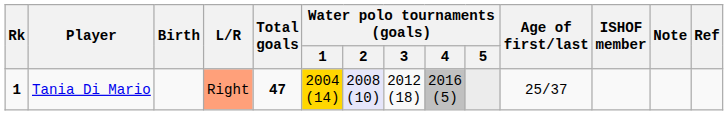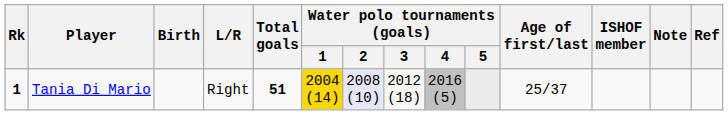(228, 89) lightsalmon background -> (228, 89) no background
(277, 89) 47 -> (277, 89) 51
